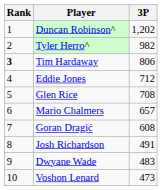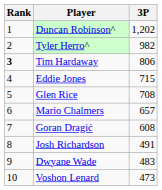(147, 78) 712 -> (147, 78) 715
